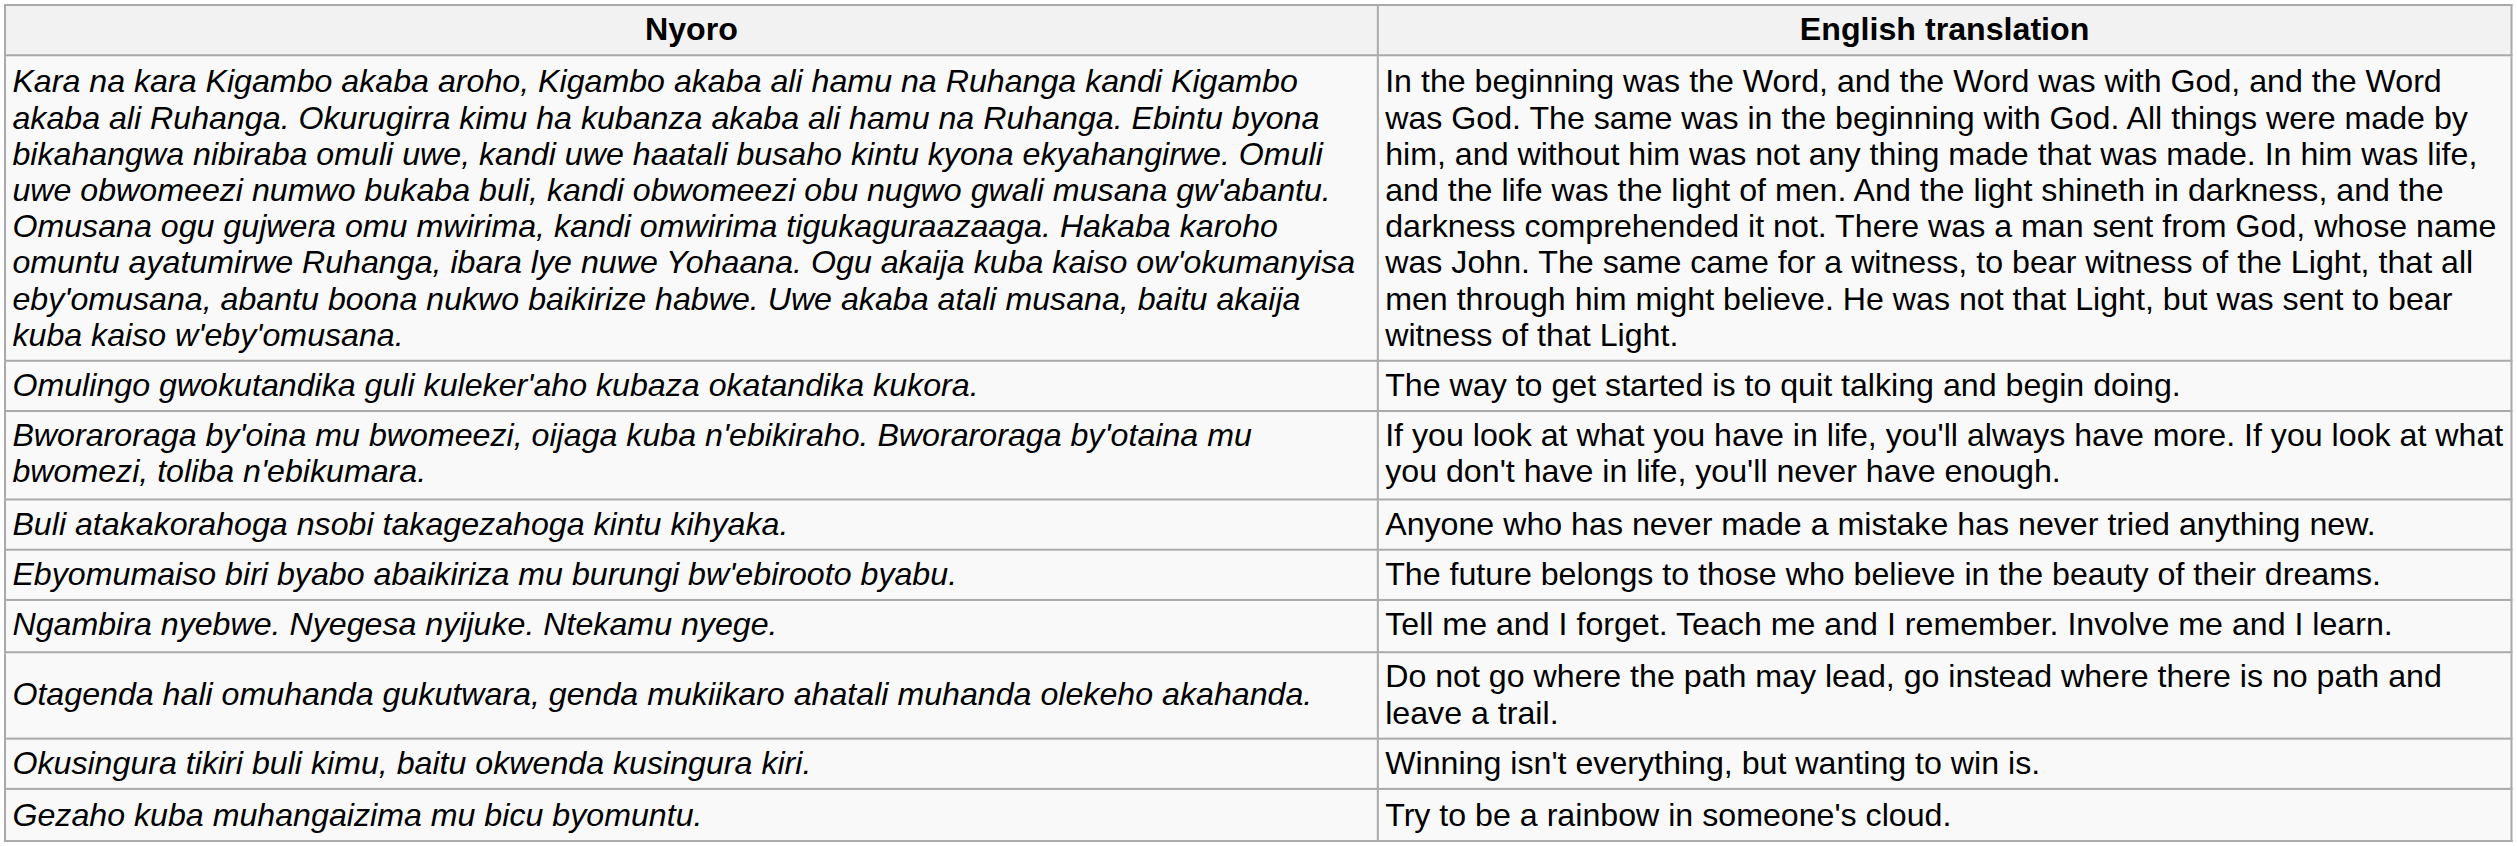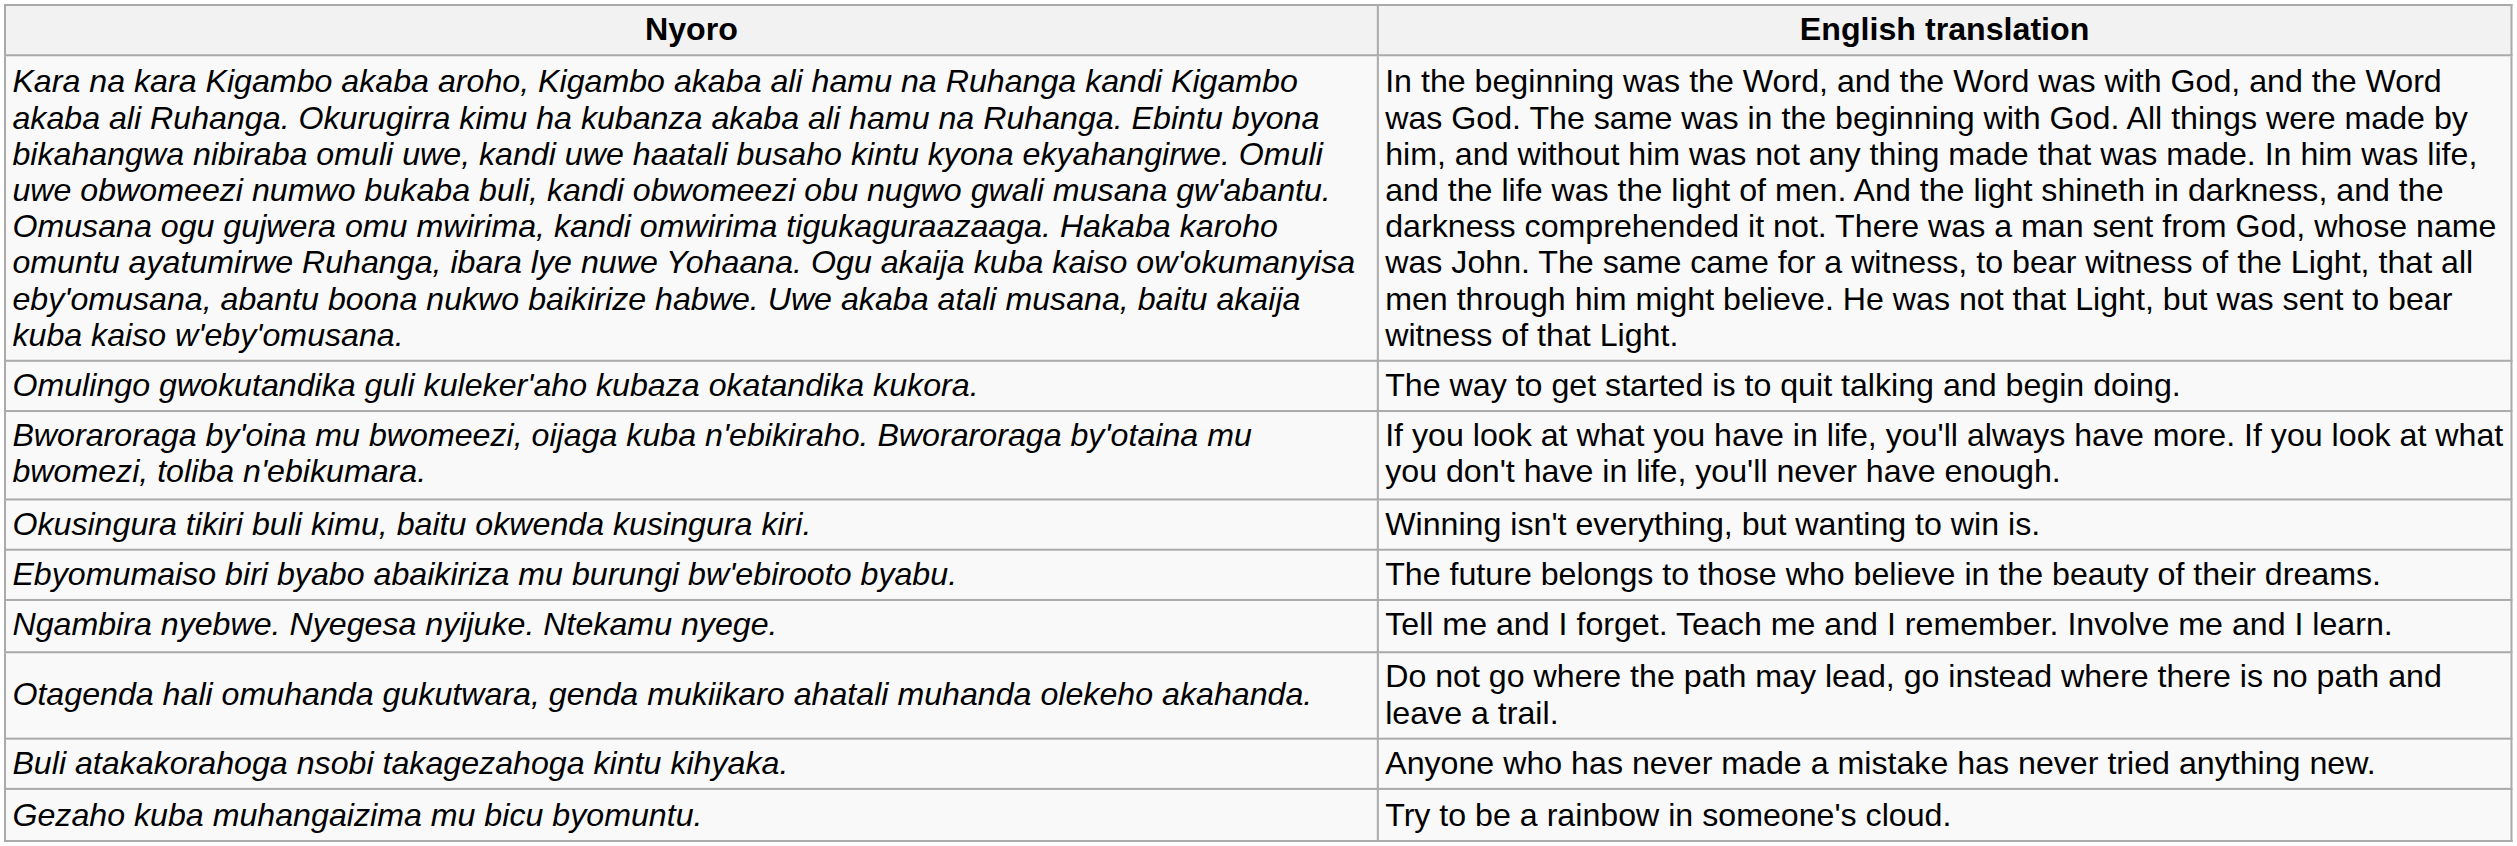rows swapped: (400, 523) <-> (412, 763)
